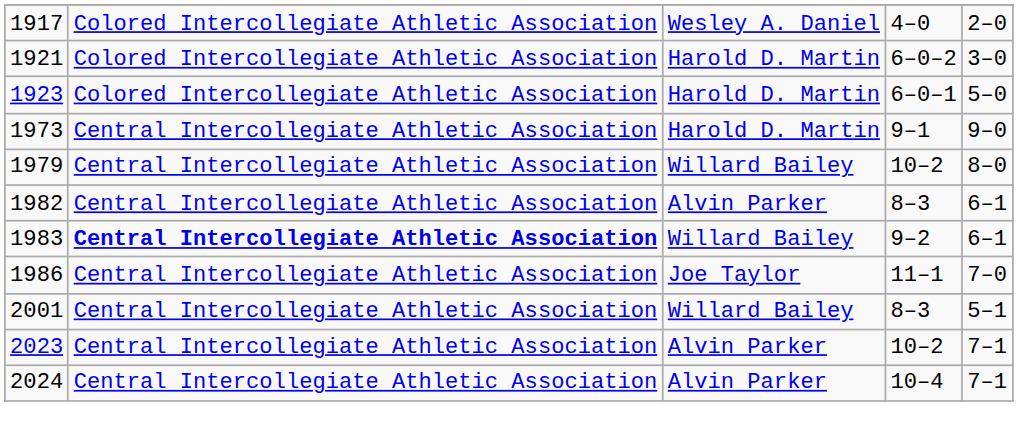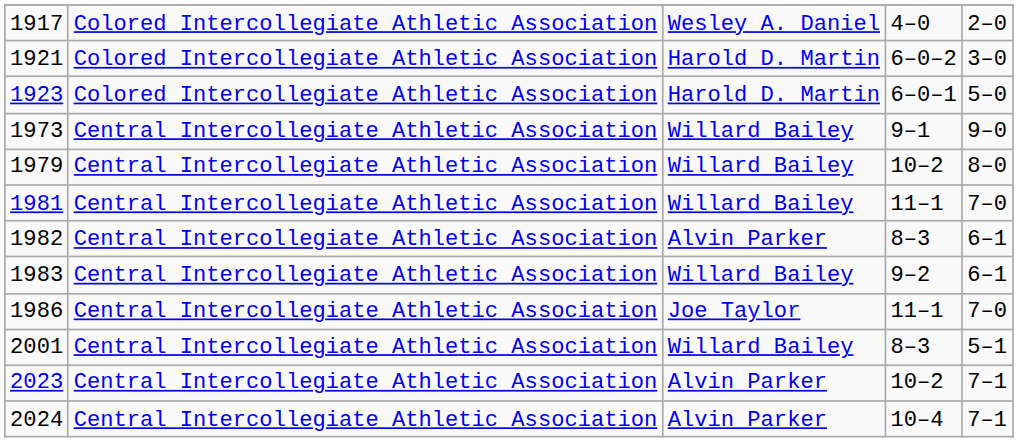(774, 131) Harold D. Martin -> (761, 131) Willard Bailey
+ row: (37, 203)
(365, 239) bold -> (365, 275) normal
